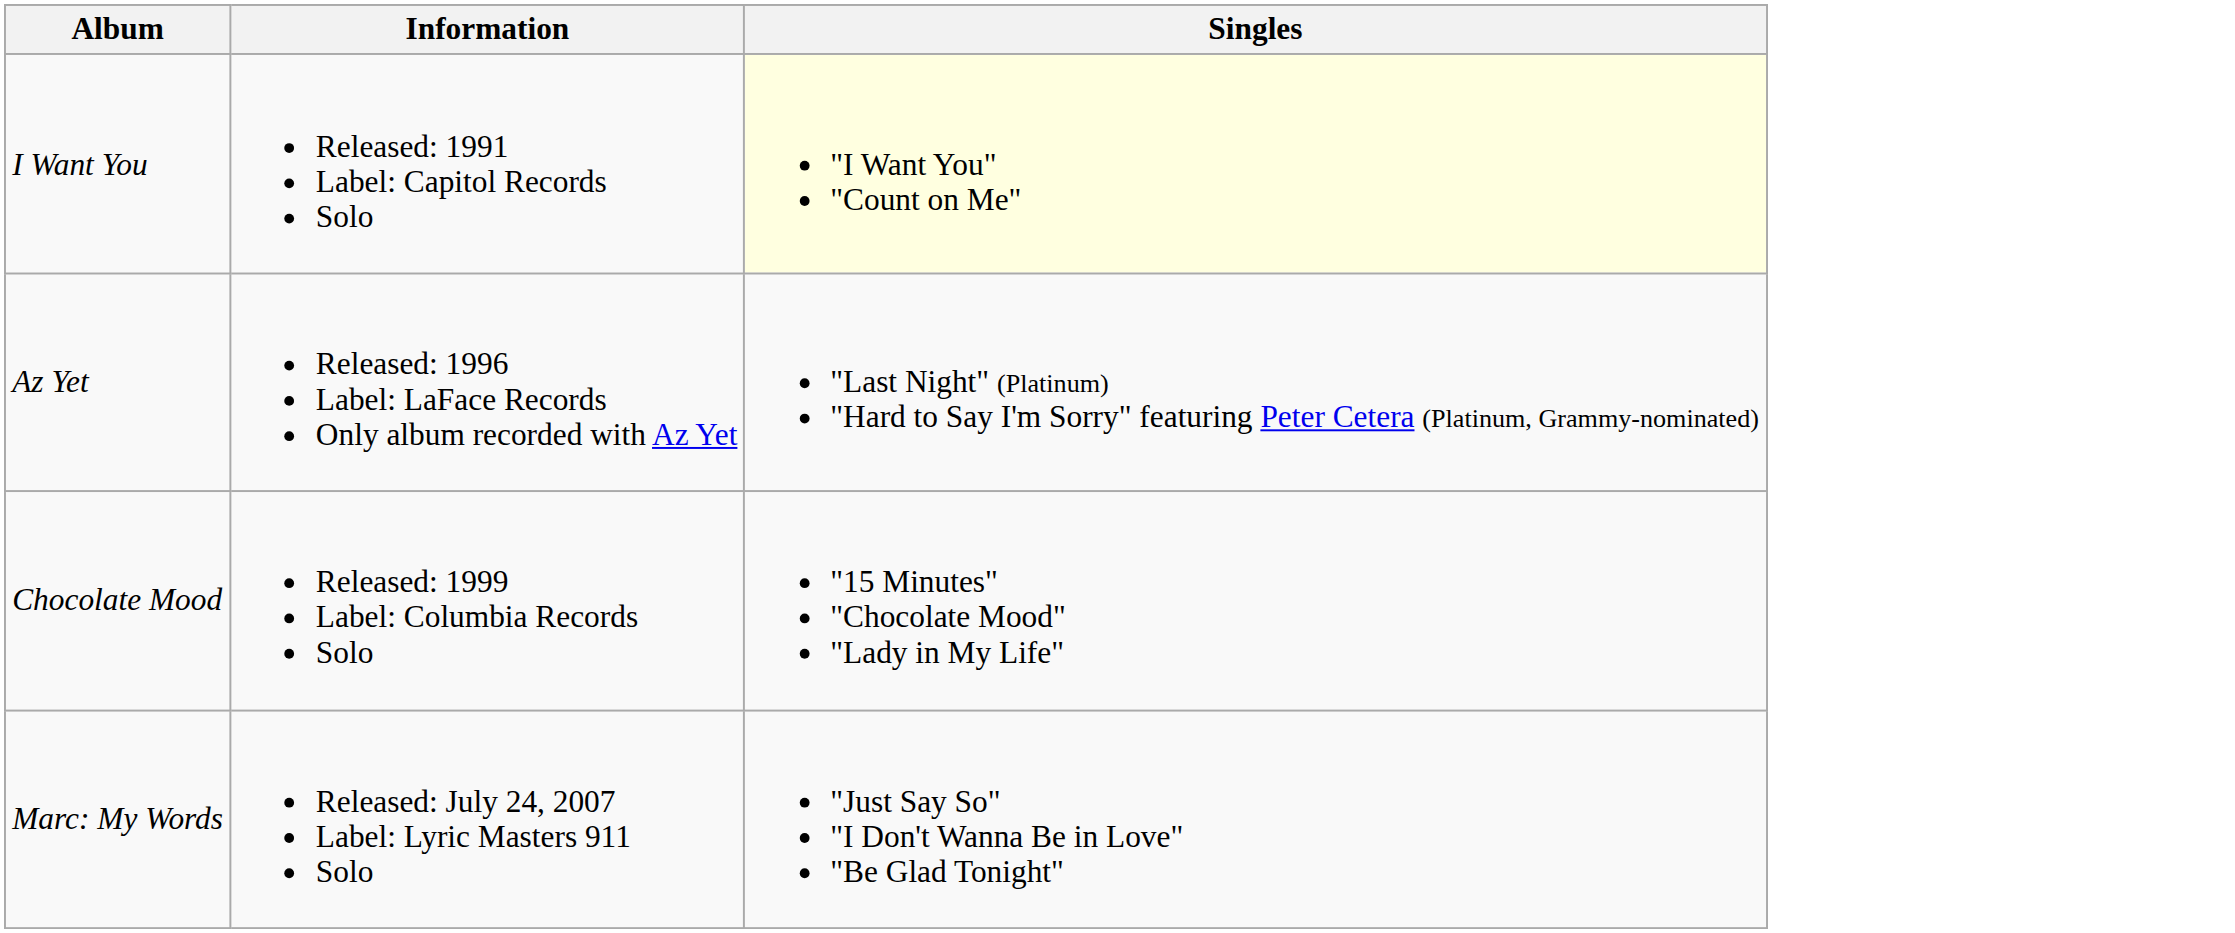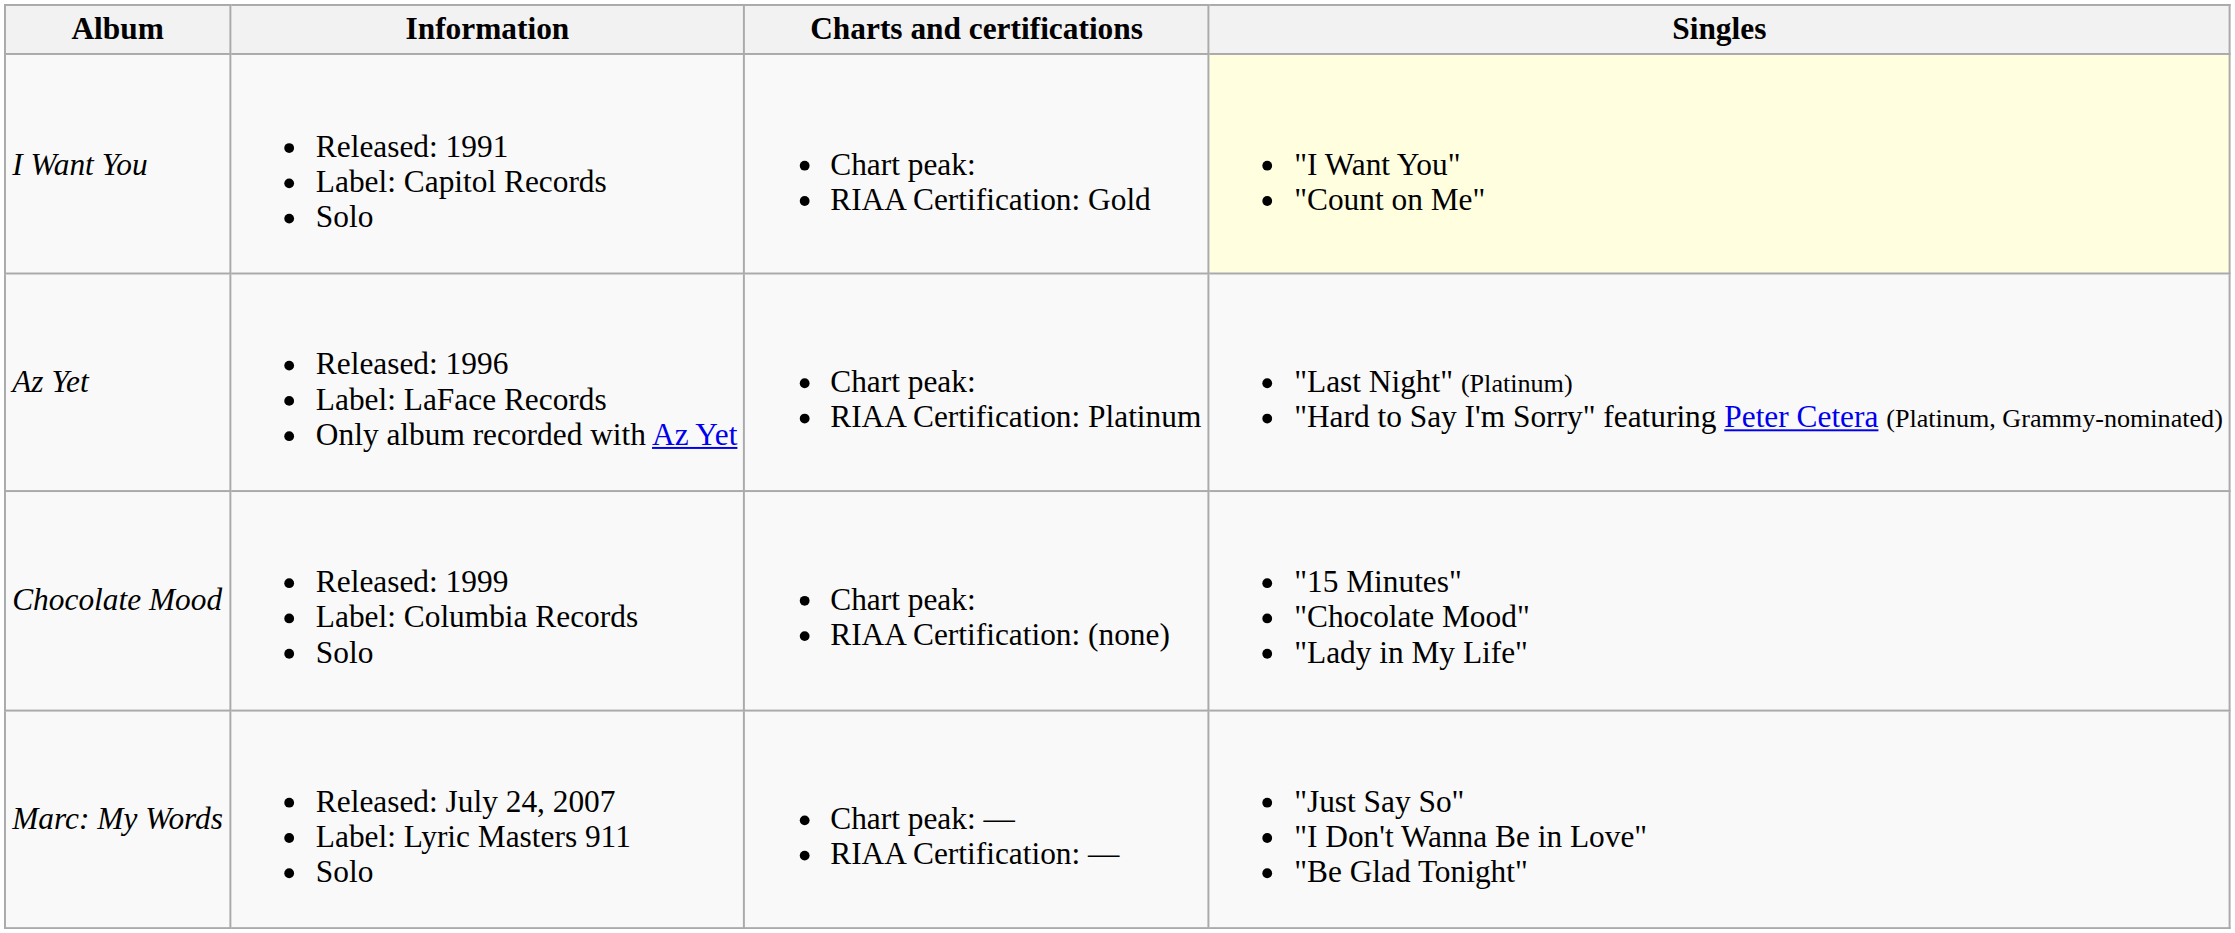+ column: (977, 29)
